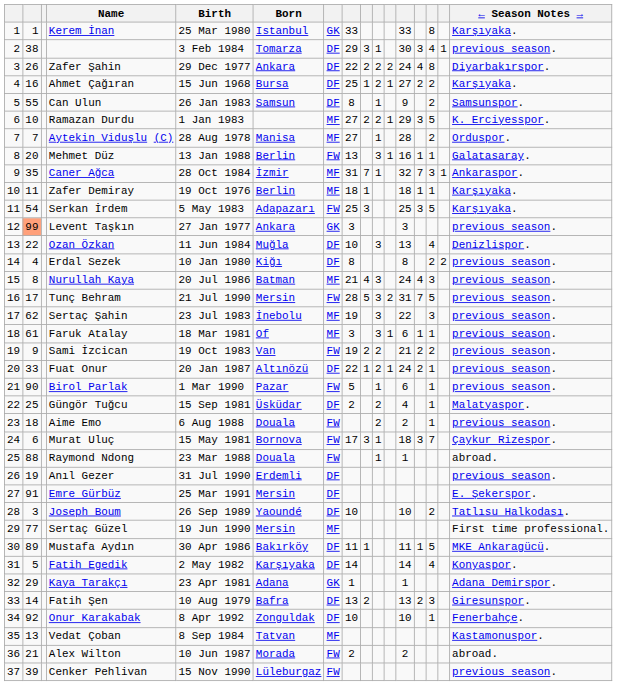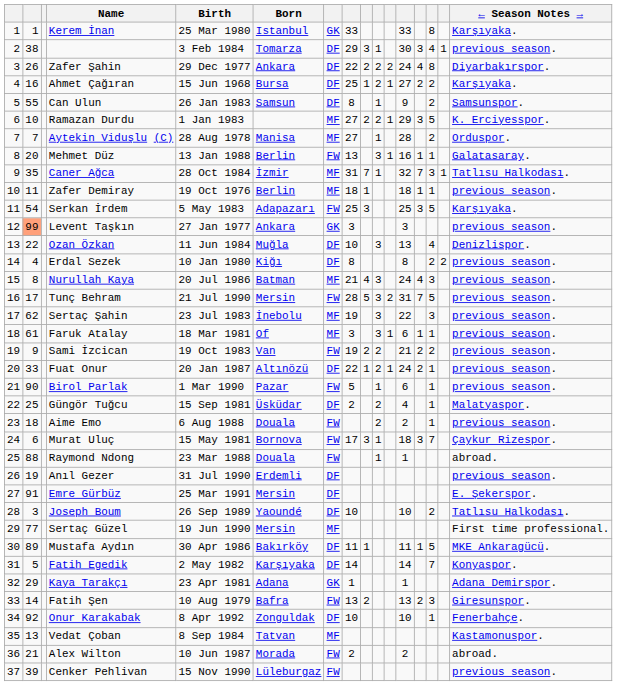(488, 173) Ankaraspor. -> (511, 173) Tatlısu Halkodası.
(485, 191) Karşıyaka. -> (505, 191) previous season.
(432, 565) 4 -> (432, 565) 7
(333, 601) DF -> (333, 601) FW
